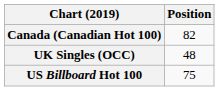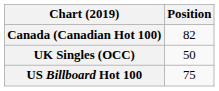(189, 55) 48 -> (189, 55) 50
